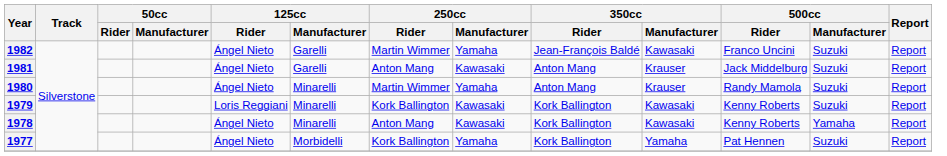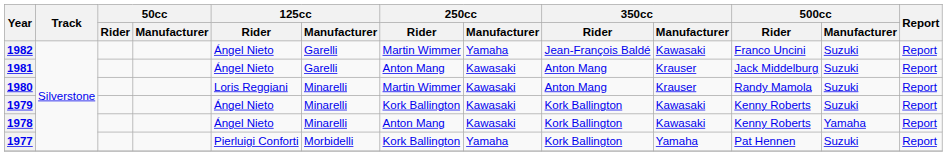(244, 87) Ángel Nieto -> (251, 87) Loris Reggiani
(476, 87) Yamaha -> (491, 87) Kawasaki
(251, 105) Loris Reggiani -> (244, 105) Ángel Nieto
(244, 142) Ángel Nieto -> (256, 142) Pierluigi Conforti
